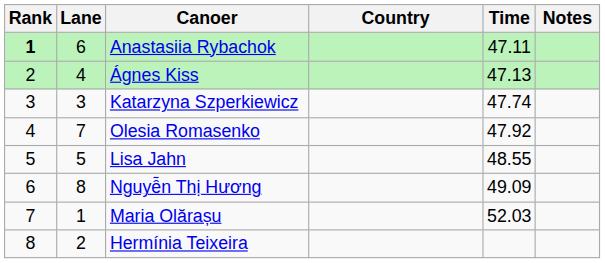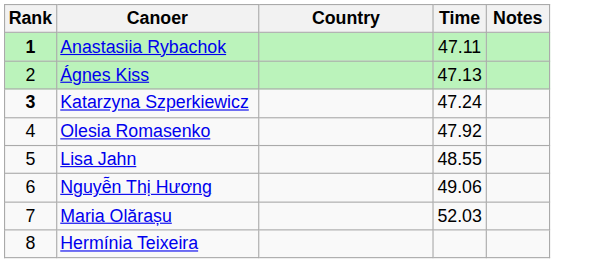- column: (81, 18)
(30, 103) normal -> (30, 103) bold
(509, 103) 47.74 -> (460, 103) 47.24
(509, 187) 49.09 -> (460, 187) 49.06
